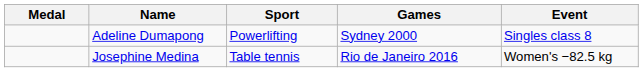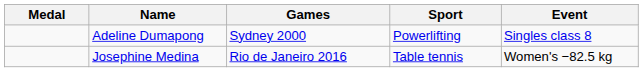columns swapped: (419, 14) <-> (282, 14)
